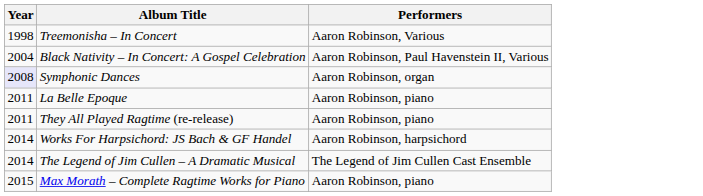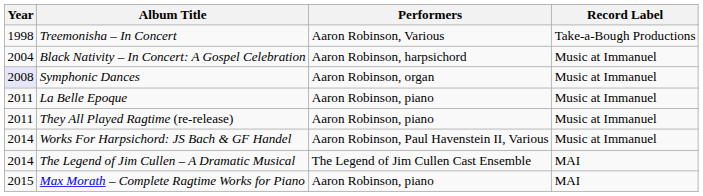+ column: (625, 14)
(430, 56) Aaron Robinson, Paul Havenstein II, Various -> (389, 56) Aaron Robinson, harpsichord
(389, 139) Aaron Robinson, harpsichord -> (430, 139) Aaron Robinson, Paul Havenstein II, Various
